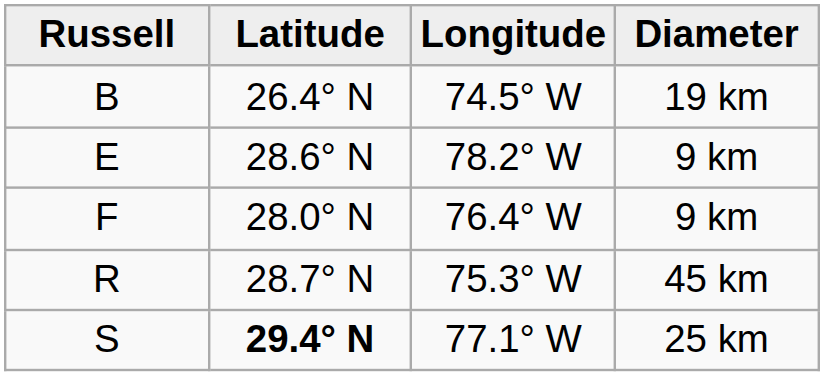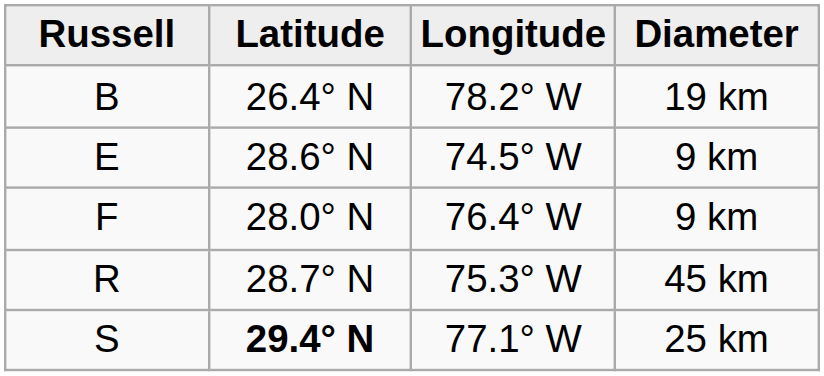(513, 95) 74.5° W -> (513, 95) 78.2° W
(513, 156) 78.2° W -> (513, 156) 74.5° W
